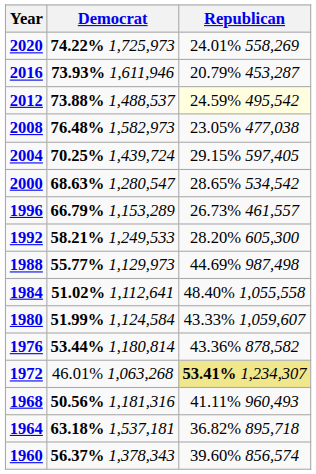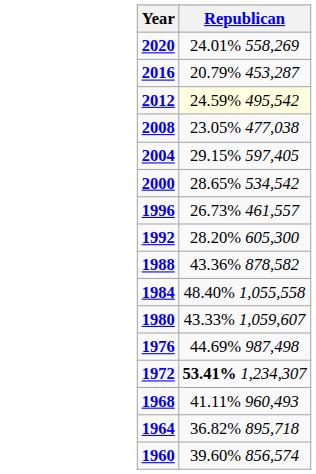- column: (113, 18)
(245, 264) 44.69% 987,498 -> (245, 264) 43.36% 878,582
(245, 346) 43.36% 878,582 -> (245, 346) 44.69% 987,498
(245, 373) khaki background -> (245, 373) no background
